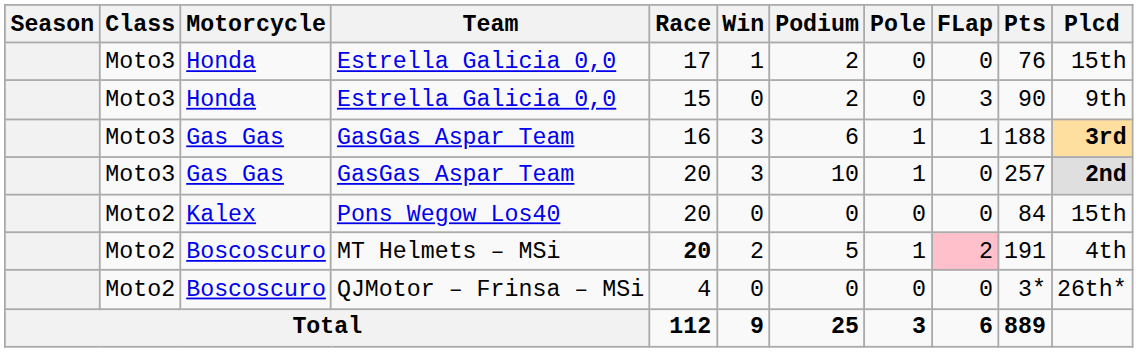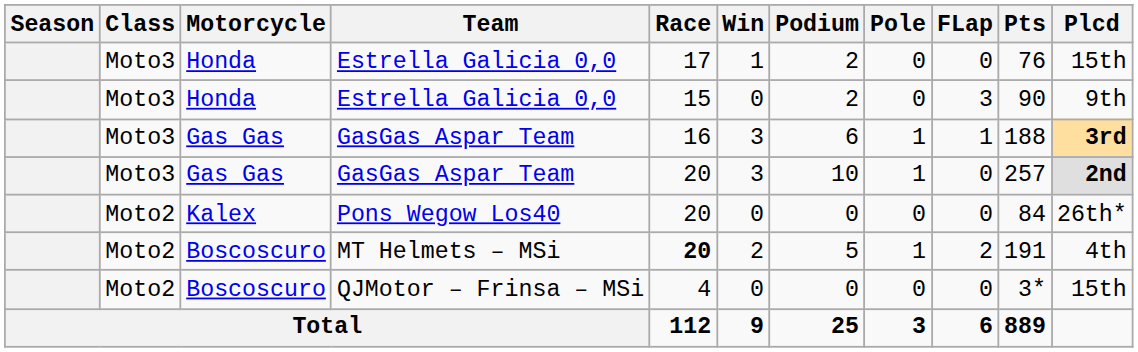(1099, 213) 15th -> (1092, 213) 26th*
(986, 251) pink background -> (986, 251) no background
(1092, 289) 26th* -> (1099, 289) 15th
